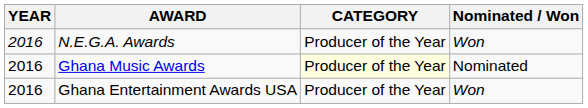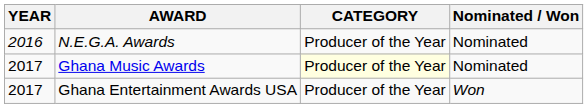(469, 41) Won -> (490, 41) Nominated
(25, 66) 2016 -> (25, 66) 2017
(25, 90) 2016 -> (25, 90) 2017
